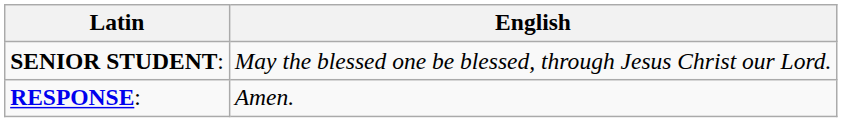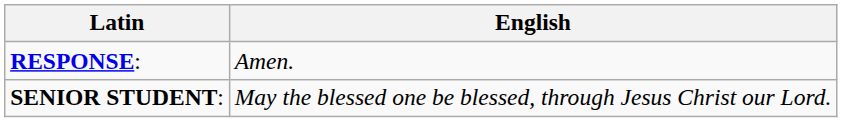rows swapped: (117, 60) <-> (76, 97)
